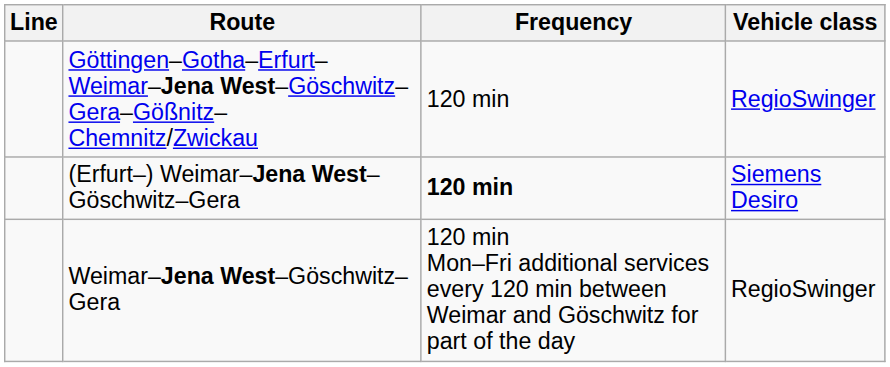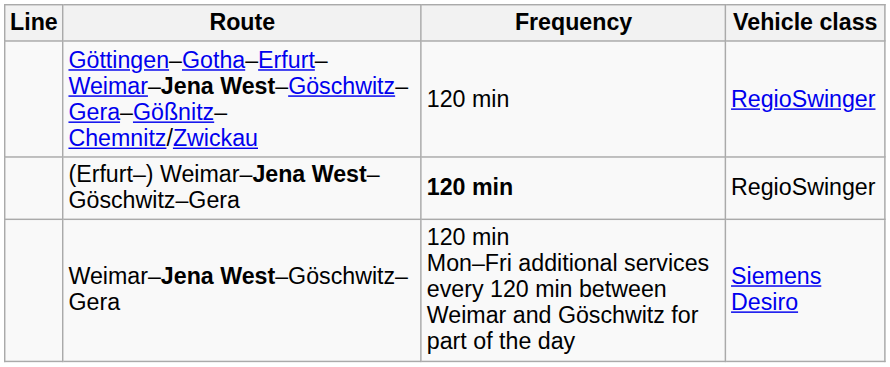(776, 187) Siemens Desiro -> (803, 187) RegioSwinger
(803, 289) RegioSwinger -> (776, 289) Siemens Desiro
